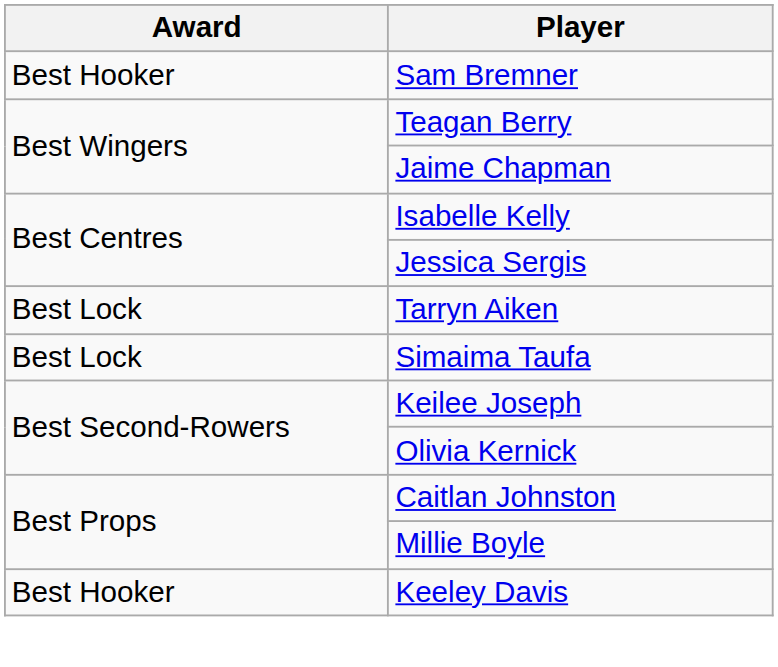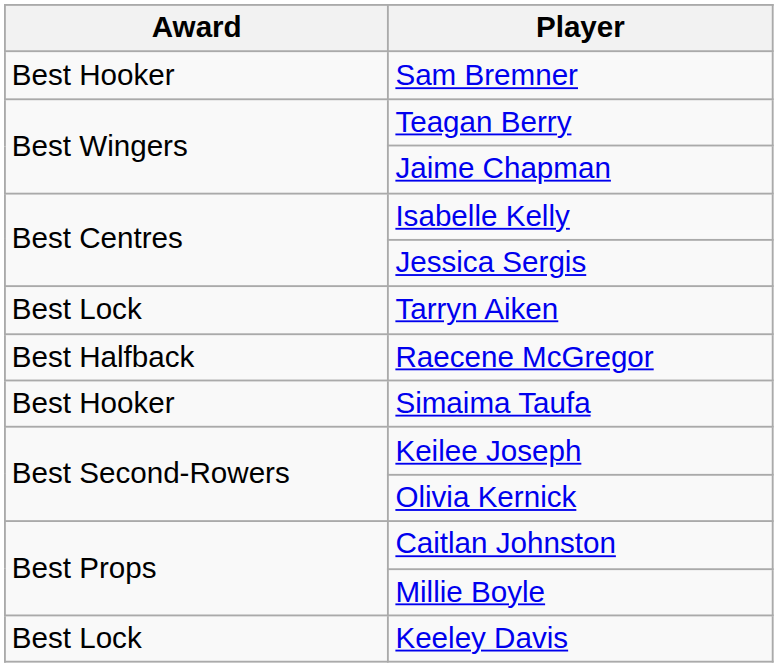+ row: (525, 356)
(77, 356) Best Lock -> (93, 403) Best Hooker
(93, 591) Best Hooker -> (77, 638) Best Lock
